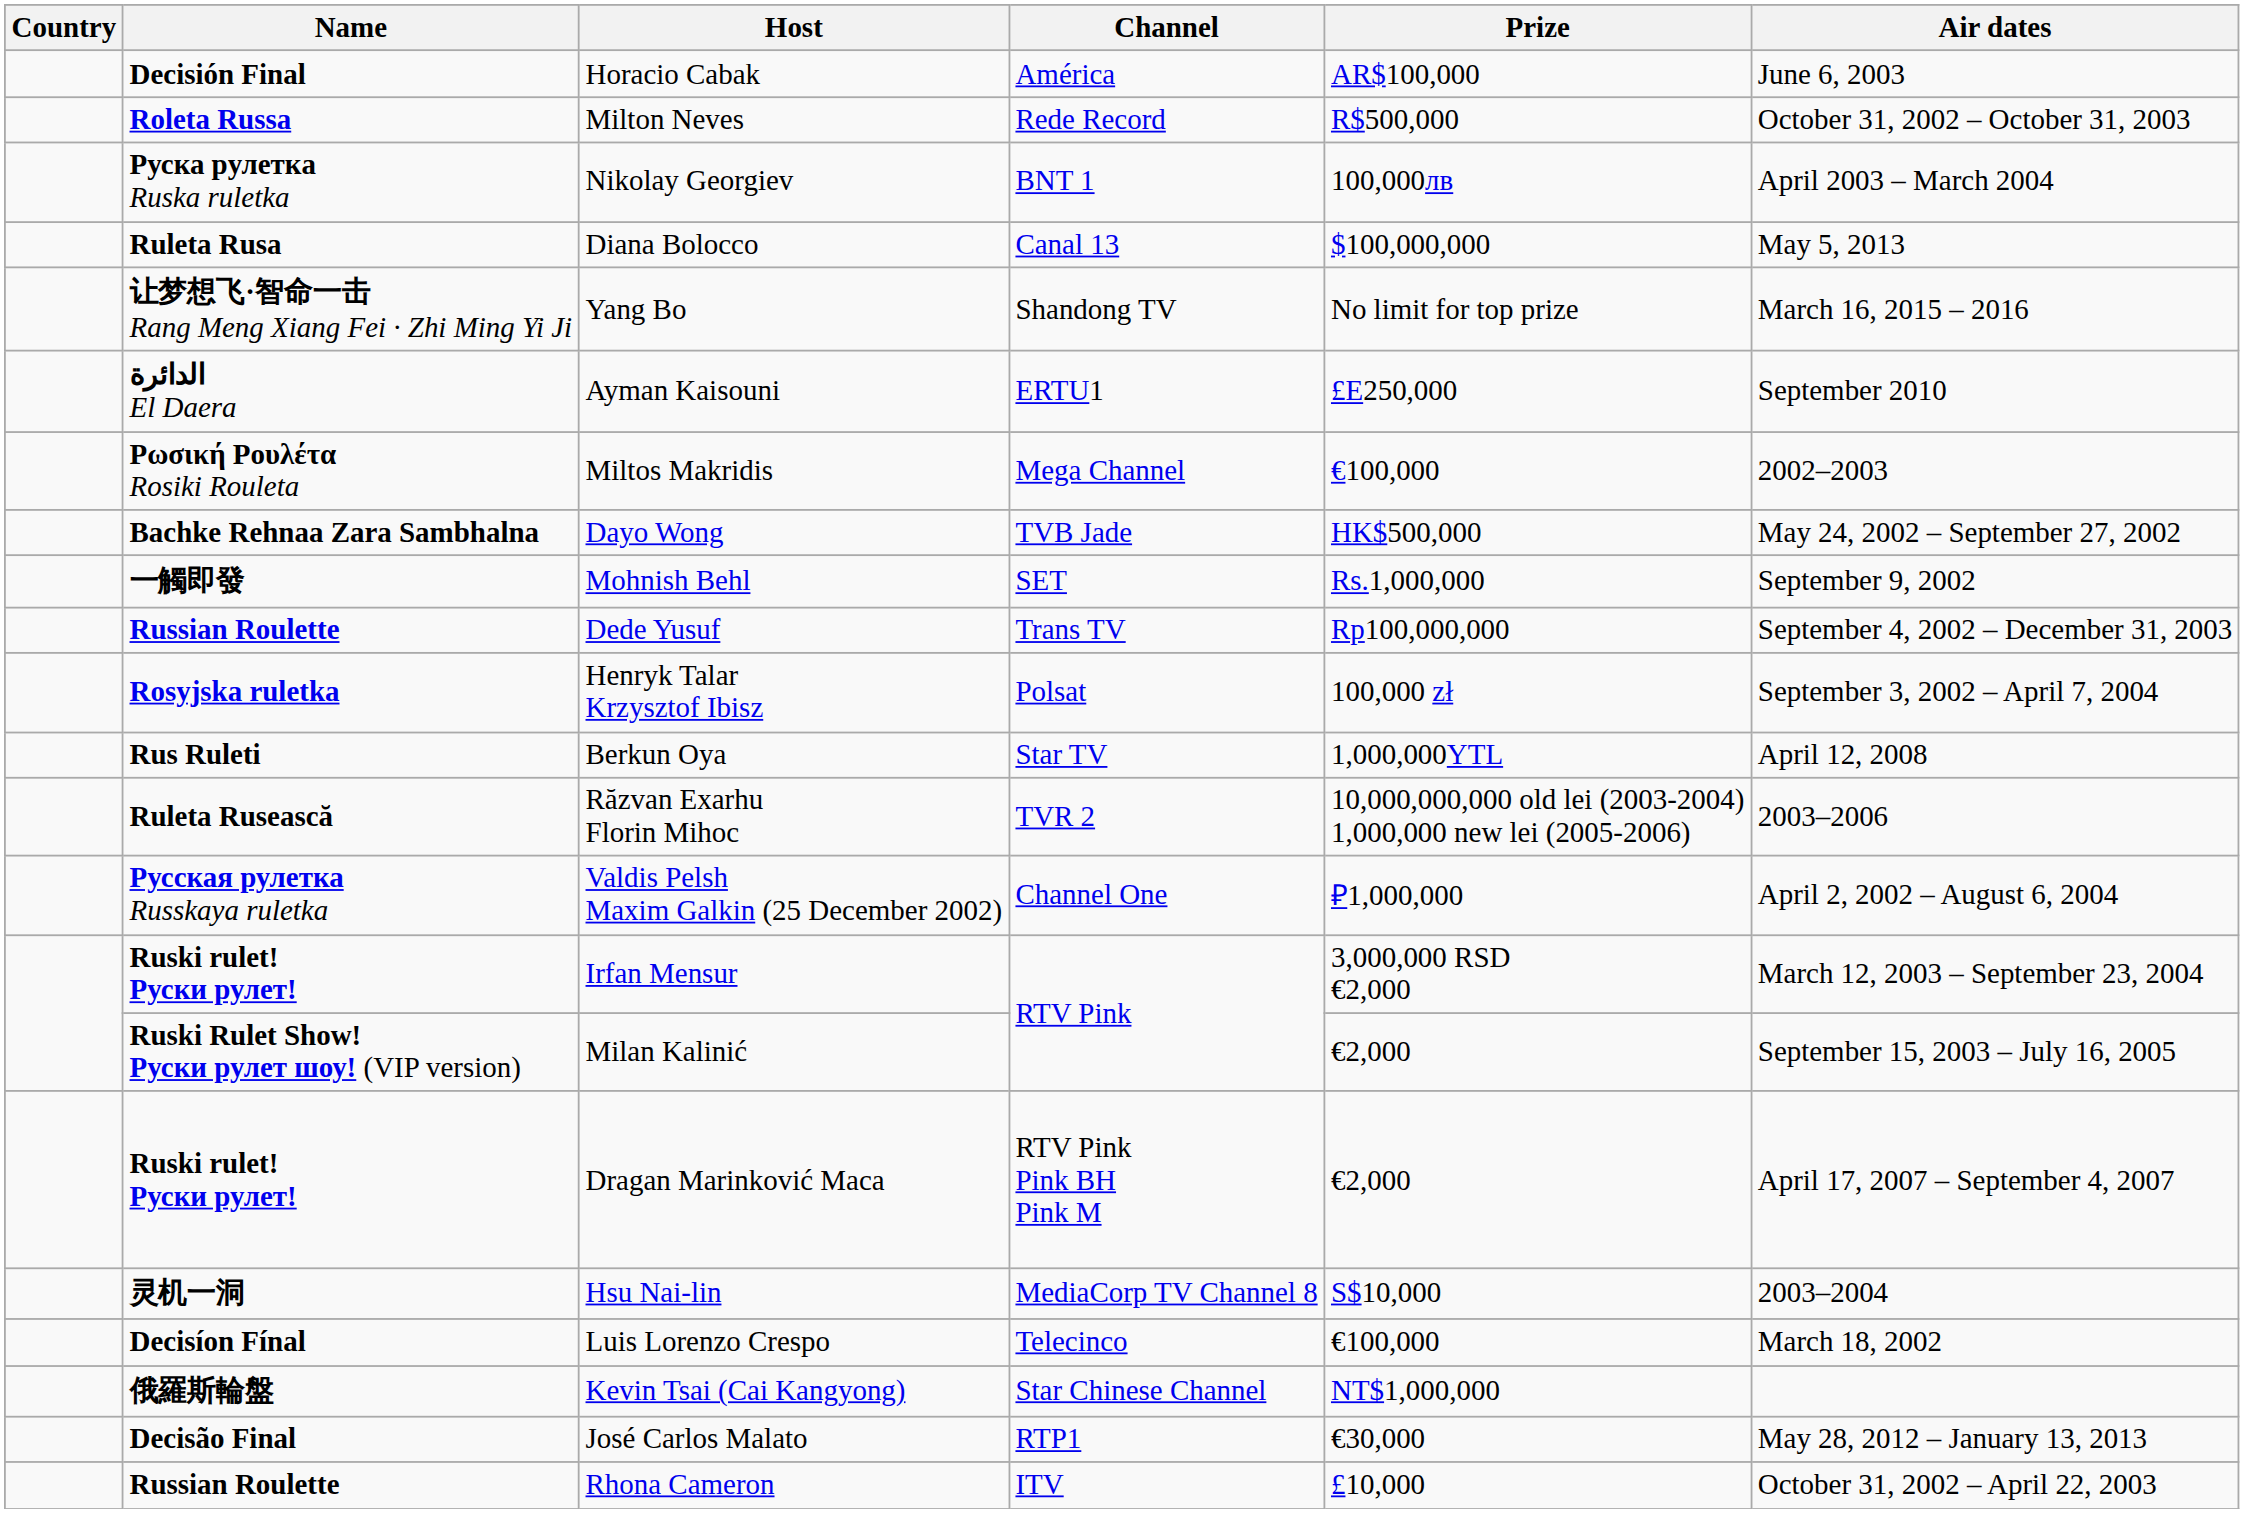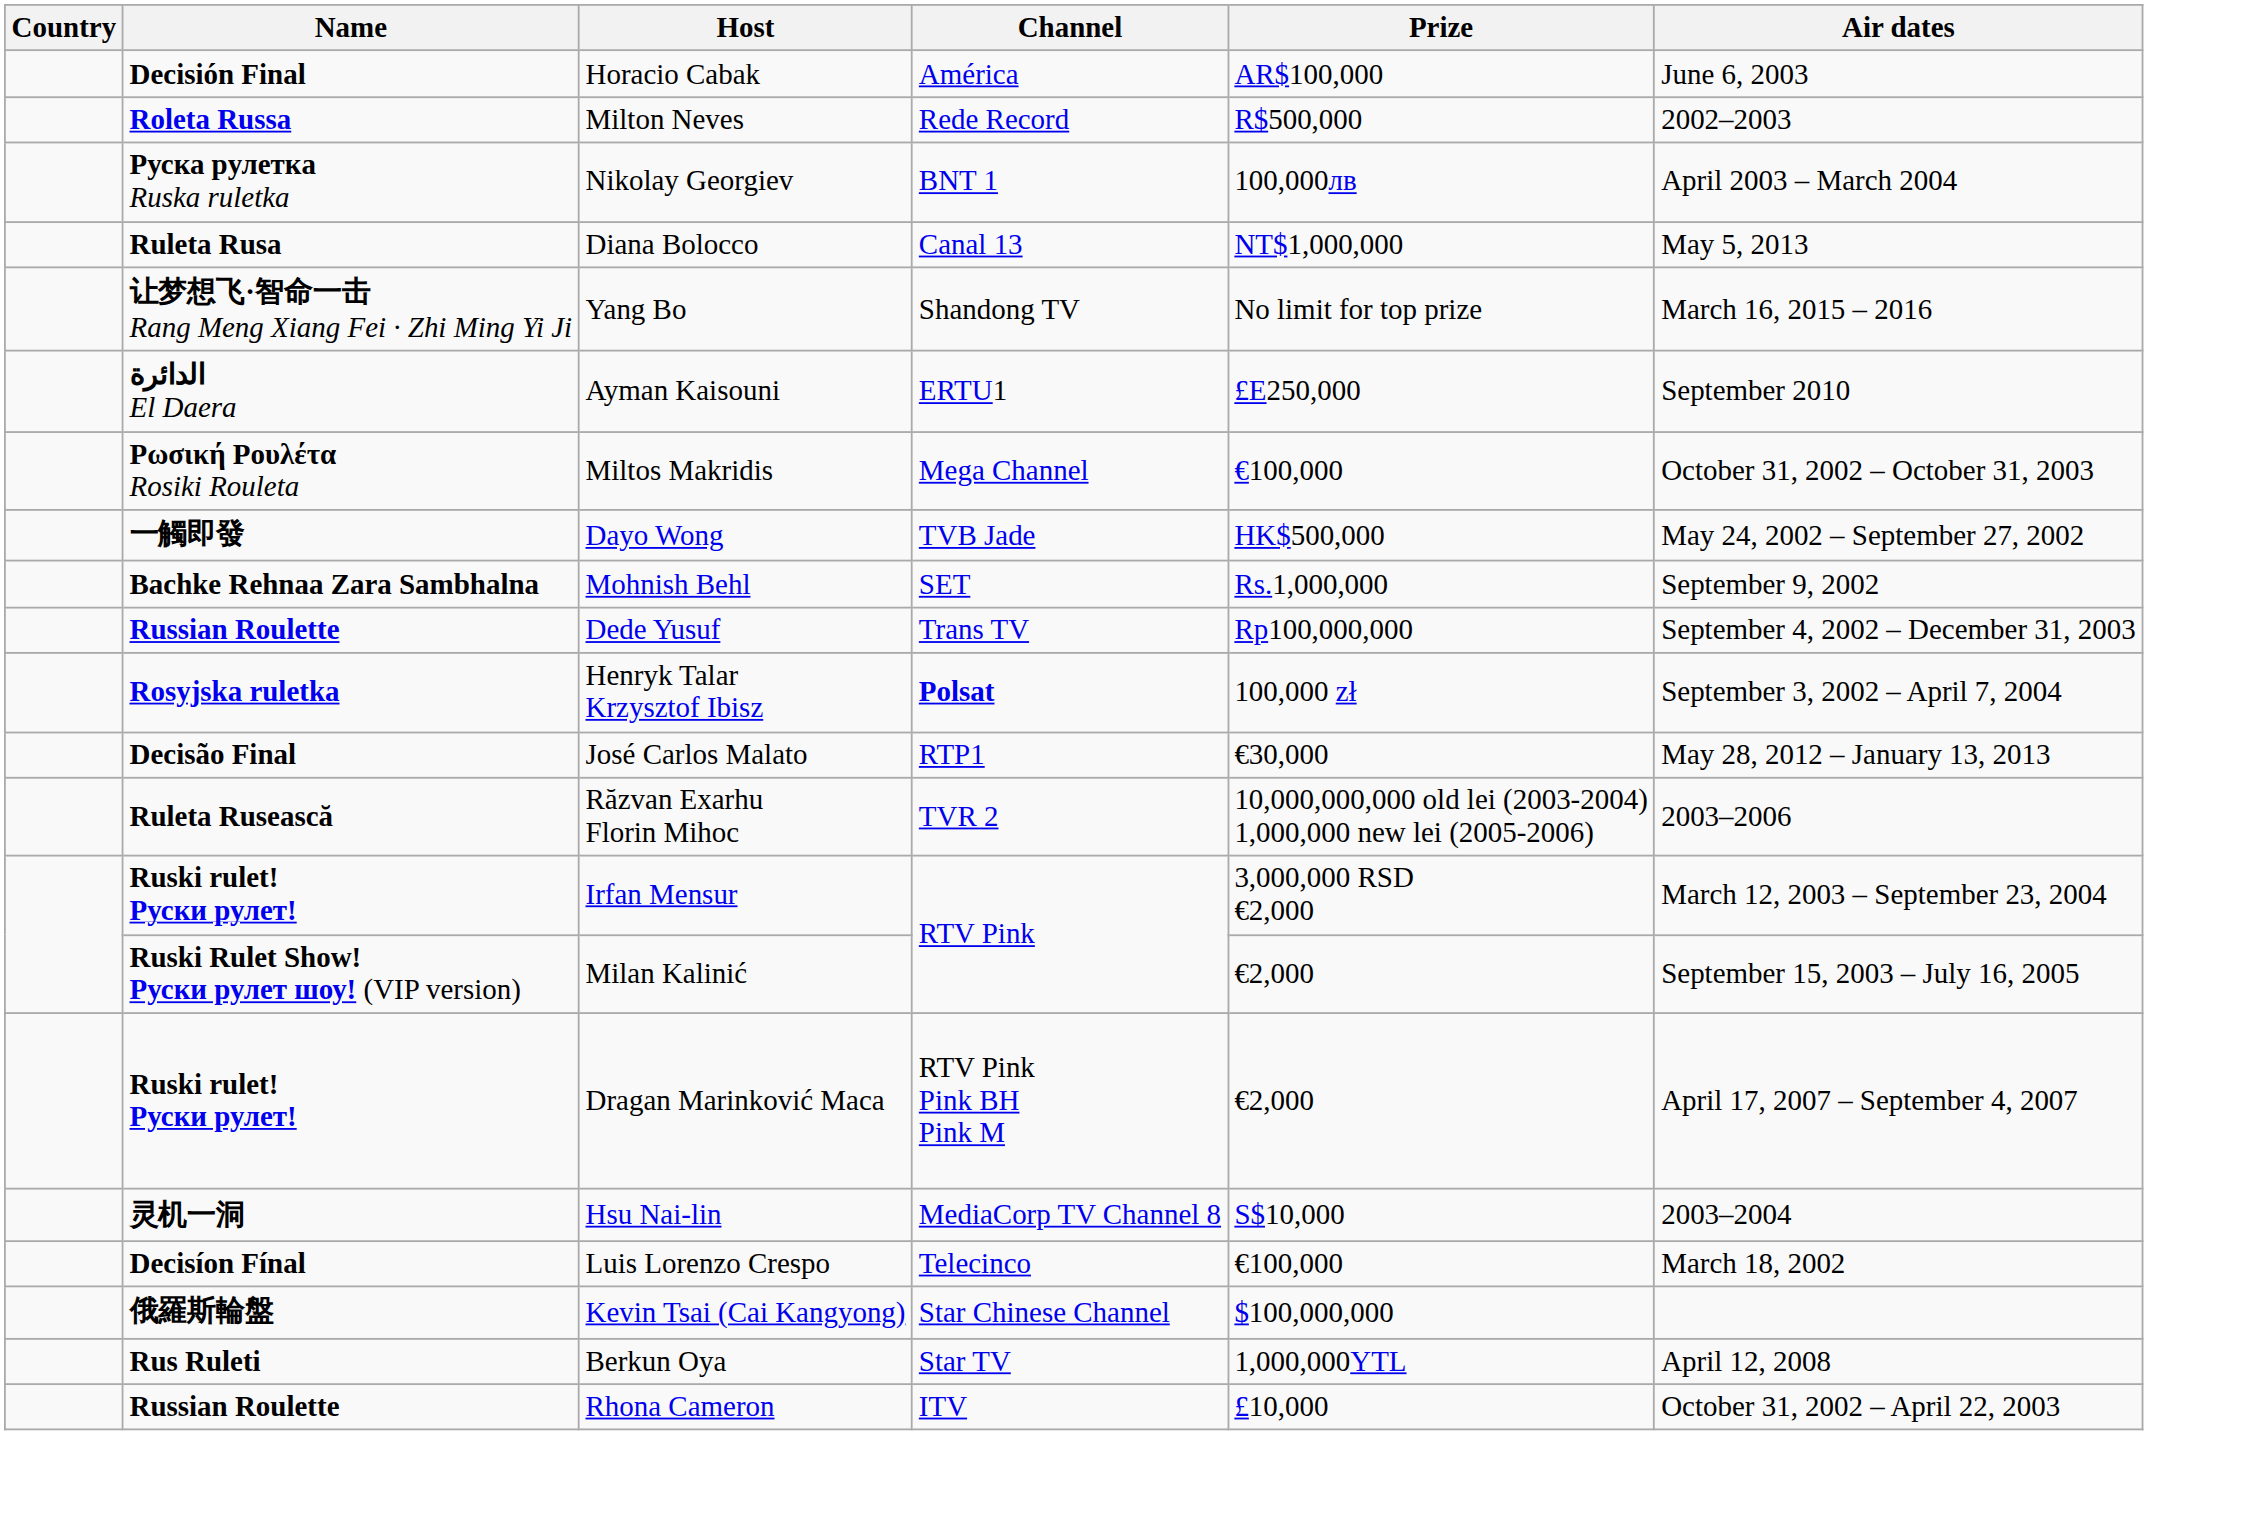(1974, 119) October 31, 2002 – October 31, 2003 -> (1726, 119) 2002–2003
(1411, 243) $100,000,000 -> (1319, 243) NT$1,000,000
(1823, 470) 2002–2003 -> (1878, 470) October 31, 2002 – October 31, 2003
(334, 532) Bachke Rehnaa Zara Sambhalna -> (187, 534) 一觸即發
(187, 580) 一觸即發 -> (334, 583) Bachke Rehnaa Zara Sambhalna
(1051, 691) normal -> (957, 691) bold
rows swapped: (697, 1439) <-> (656, 754)
- row: (794, 894)
(1415, 1390) NT$1,000,000 -> (1314, 1311) $100,000,000
